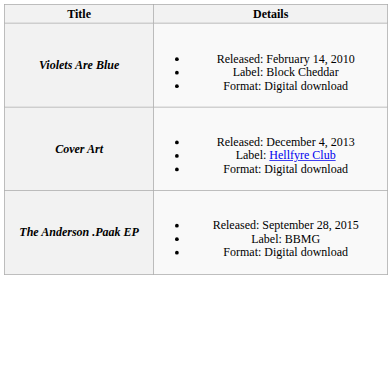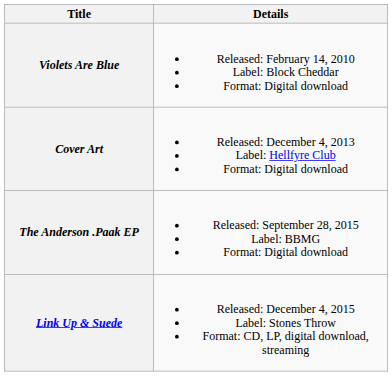+ row: (79, 322)
